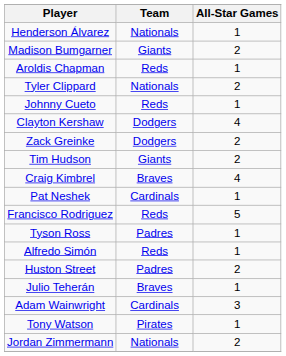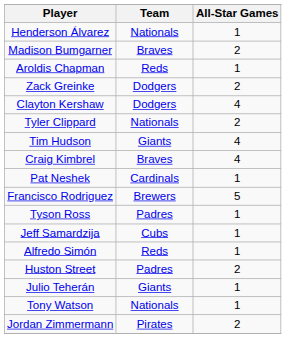(155, 50) Giants -> (155, 50) Braves
rows swapped: (60, 86) <-> (60, 141)
- row: (60, 104)
(237, 159) 2 -> (237, 141) 4
(155, 214) Reds -> (155, 196) Brewers
+ row: (60, 232)
(155, 287) Braves -> (155, 287) Giants
- row: (60, 305)
(155, 324) Pirates -> (155, 305) Nationals
(155, 342) Nationals -> (155, 324) Pirates
